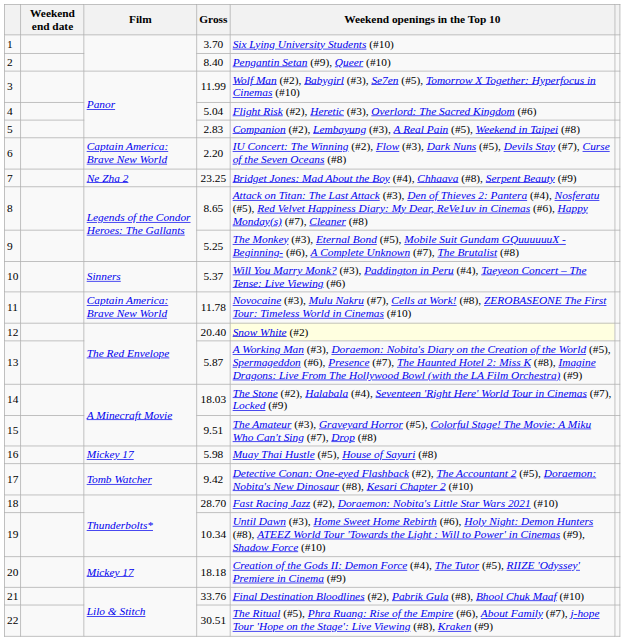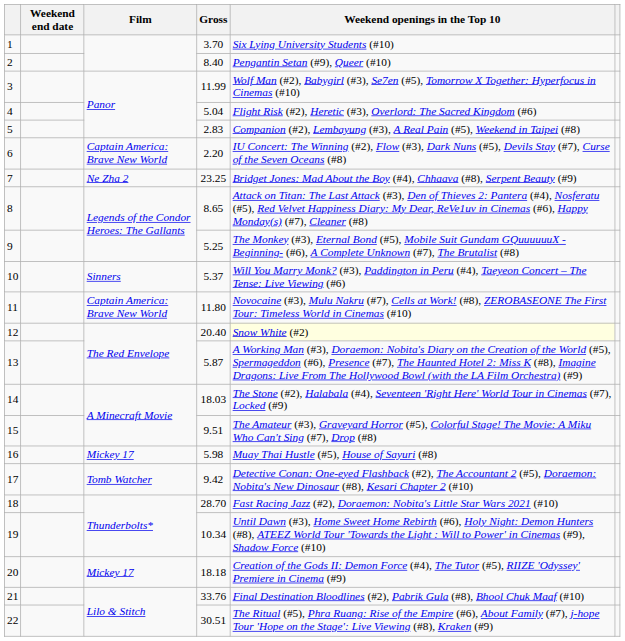(213, 307) 11.78 -> (213, 307) 11.80
